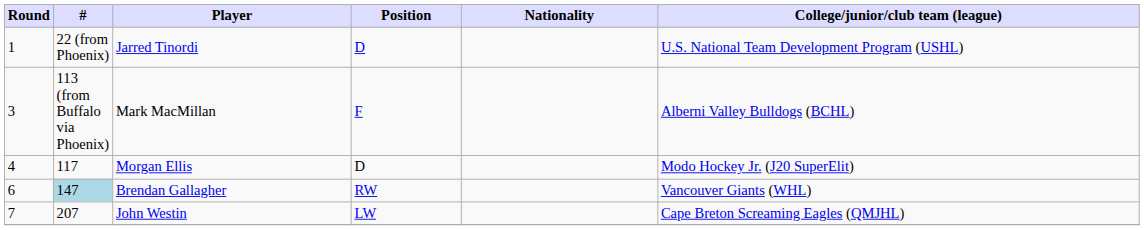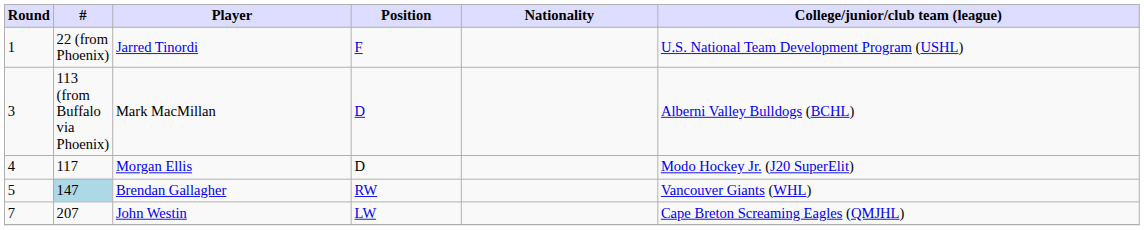(360, 47) D -> (359, 47) F
(359, 111) F -> (360, 111) D
(11, 190) 6 -> (11, 190) 5
